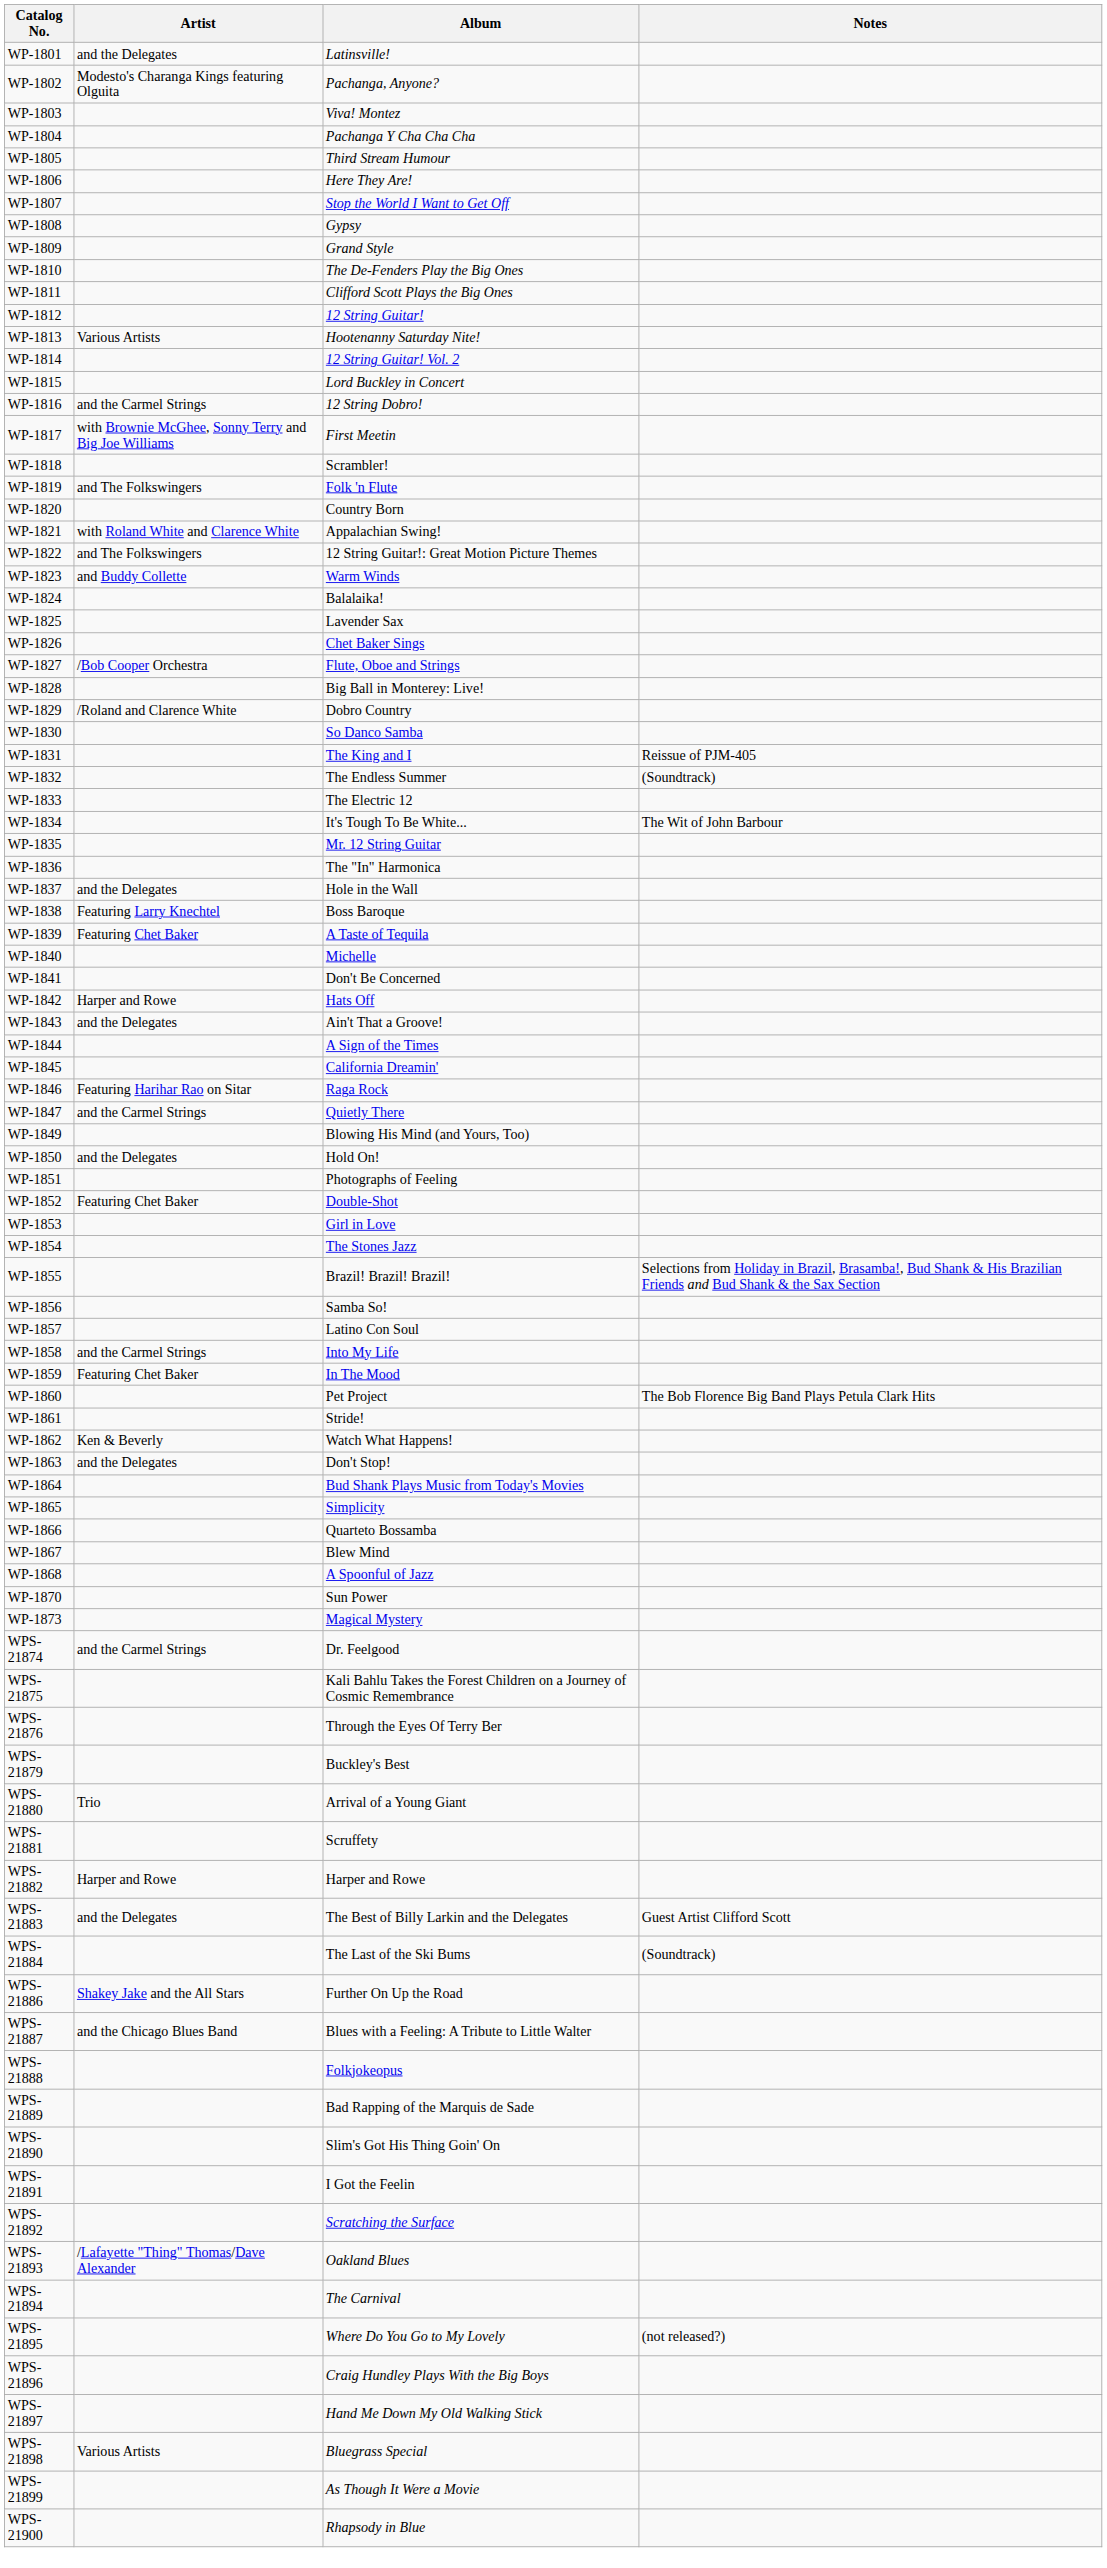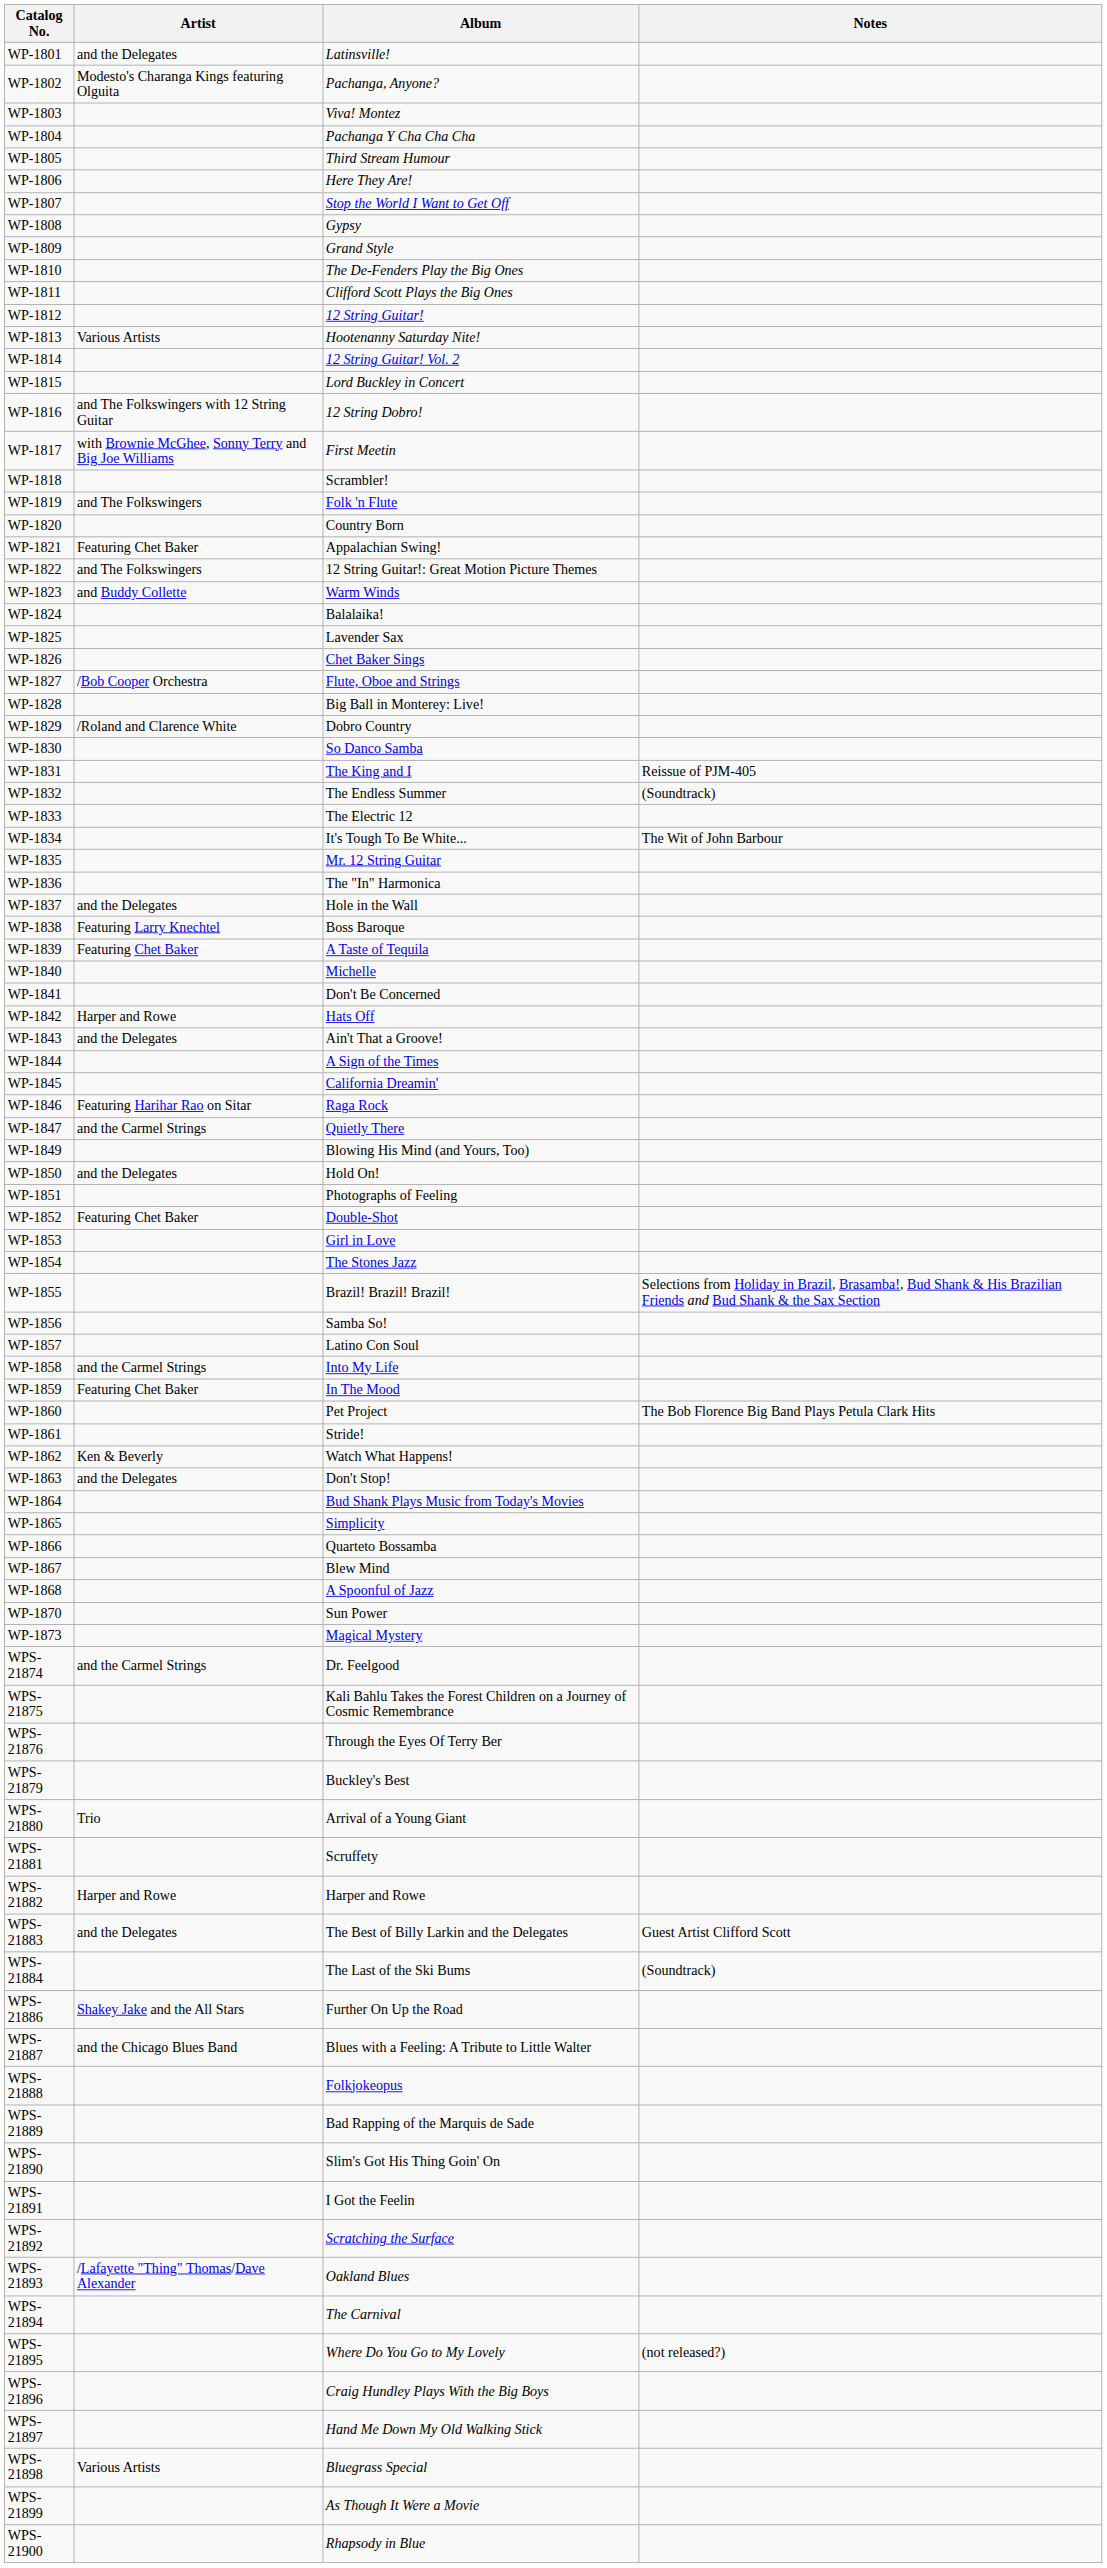(142, 404) and the Carmel Strings -> (181, 412) and The Folkswingers with 12 String Guitar
(188, 532) with Roland White and Clarence White -> (138, 547) Featuring Chet Baker
